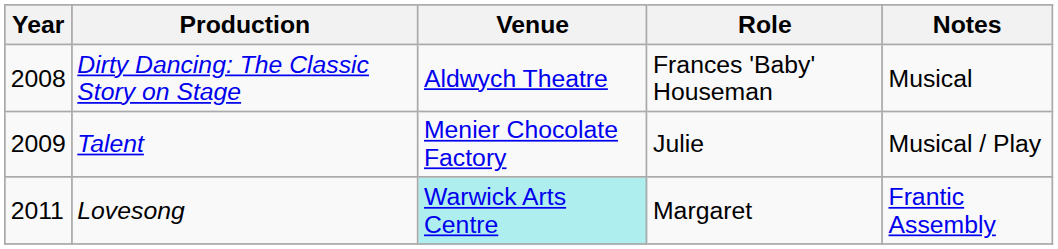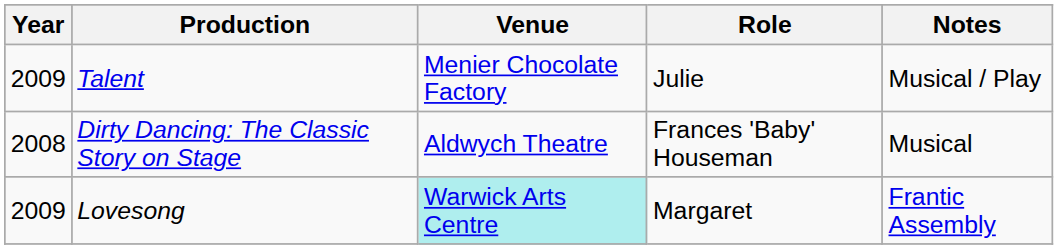rows swapped: (223, 78) <-> (111, 144)
(37, 211) 2011 -> (38, 211) 2009
